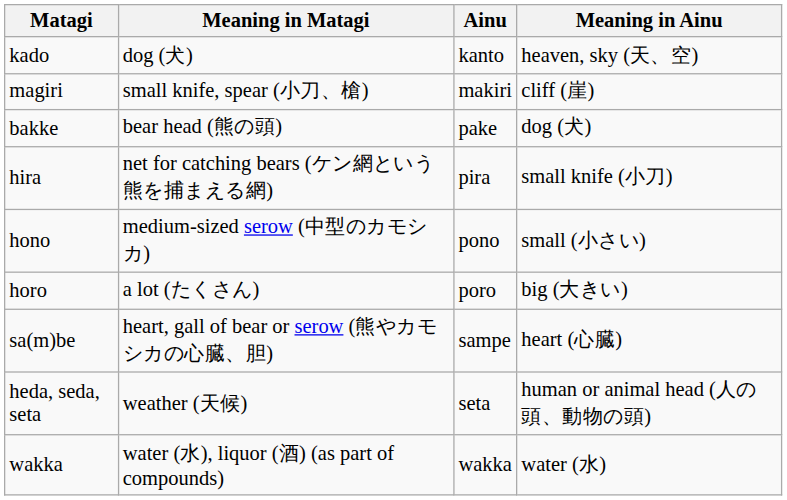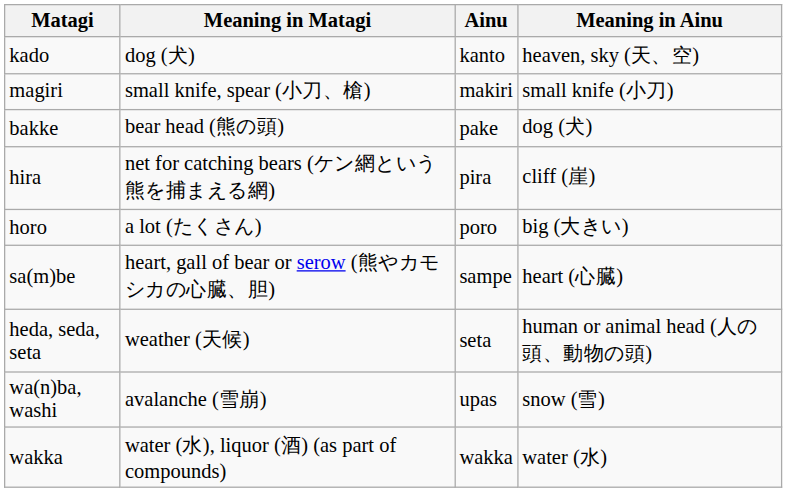(558, 90) cliff (崖) -> (598, 90) small knife (小刀)
(597, 176) small knife (小刀) -> (559, 176) cliff (崖)
- row: (30, 240)
+ row: (45, 399)
